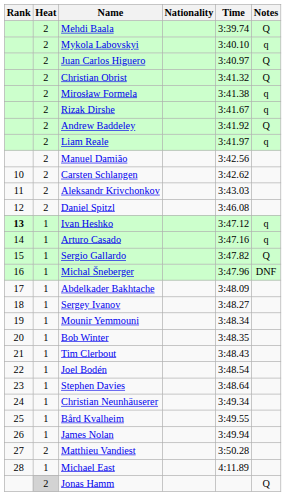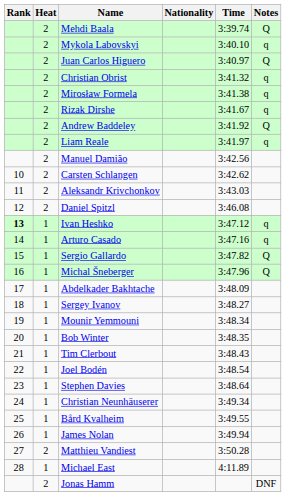(266, 77) Q -> (266, 77) q
(266, 272) DNF -> (266, 272) Q
(46, 483) lightgrey background -> (46, 483) no background
(266, 483) Q -> (266, 483) DNF
